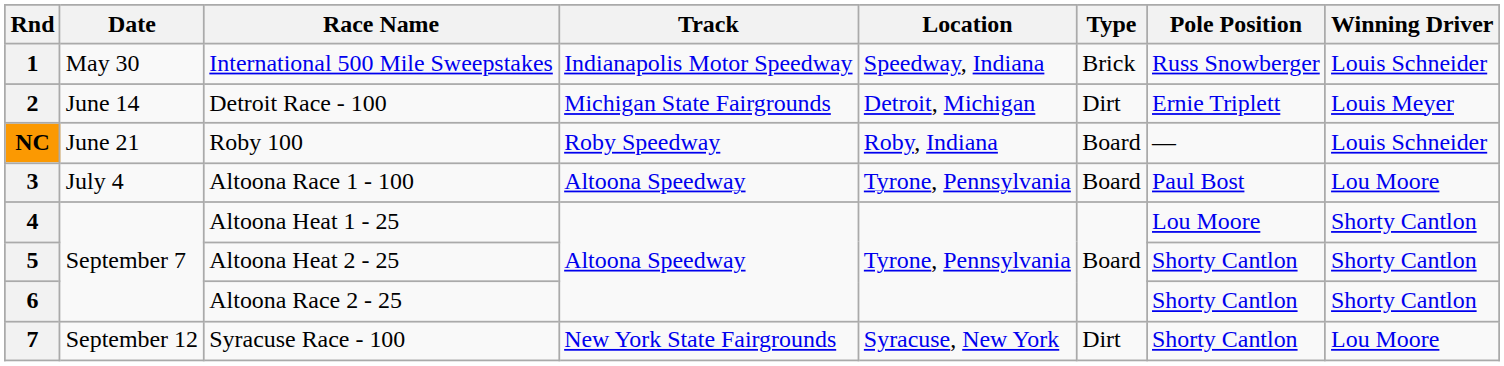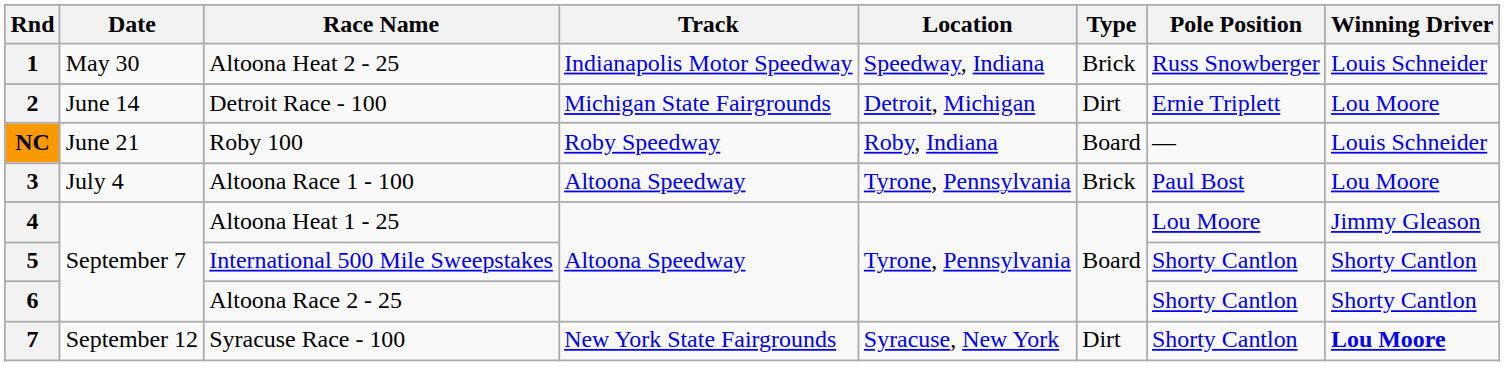(381, 63) International 500 Mile Sweepstakes -> (304, 63) Altoona Heat 2 - 25
(1393, 102) Louis Meyer -> (1385, 102) Lou Moore
(1111, 181) Board -> (1109, 181) Brick
(1404, 221) Shorty Cantlon -> (1406, 221) Jimmy Gleason
(304, 260) Altoona Heat 2 - 25 -> (381, 260) International 500 Mile Sweepstakes
(1385, 339) normal -> (1388, 339) bold
